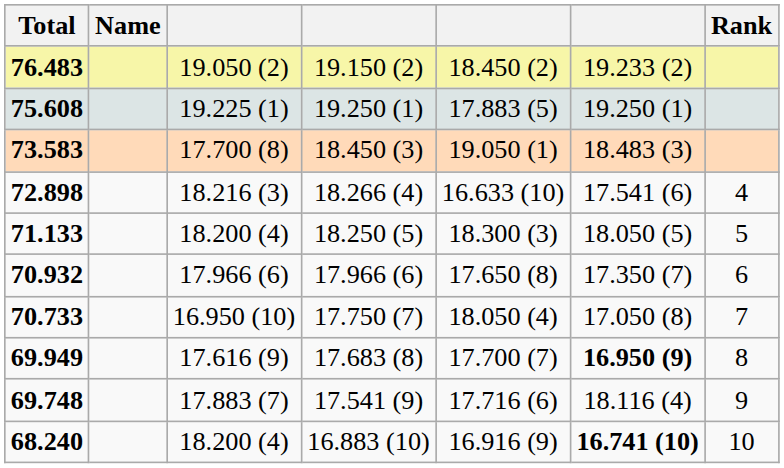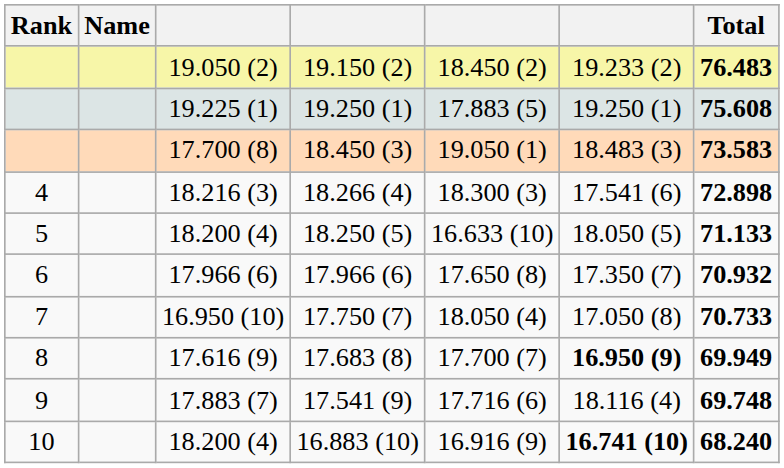columns swapped: (742, 25) <-> (47, 25)
(503, 191) 16.633 (10) -> (492, 191) 18.300 (3)
(503, 233) 18.300 (3) -> (492, 233) 16.633 (10)
